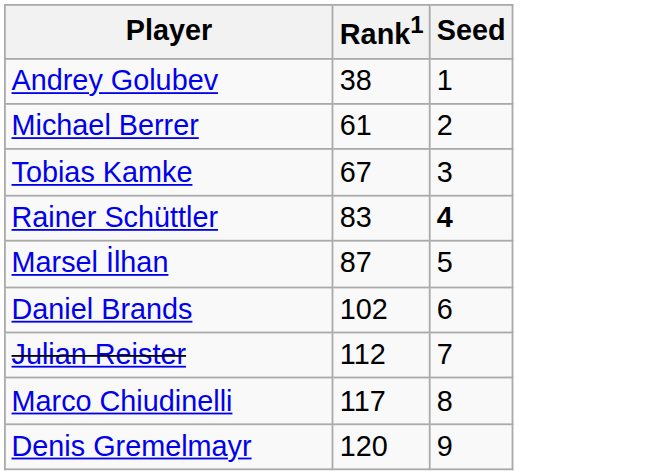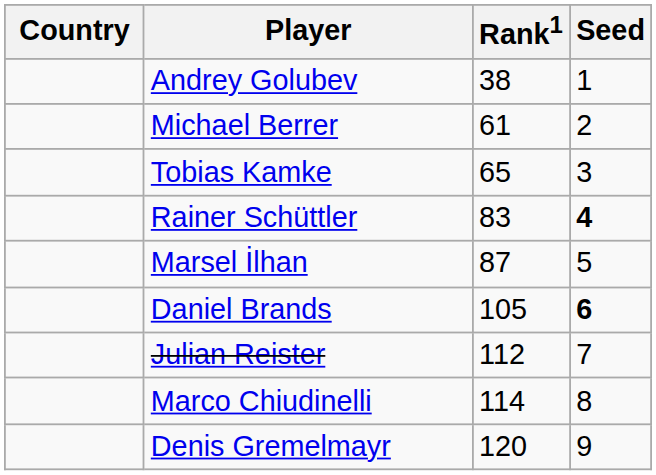+ column: (75, 31)
(356, 172) 67 -> (495, 172) 65
(364, 309) 102 -> (503, 309) 105
(445, 309) normal -> (584, 309) bold
(363, 400) 117 -> (502, 400) 114
